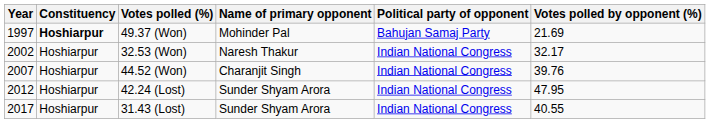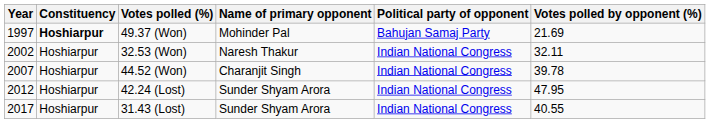(549, 52) 32.17 -> (549, 52) 32.11
(549, 71) 39.76 -> (549, 71) 39.78
